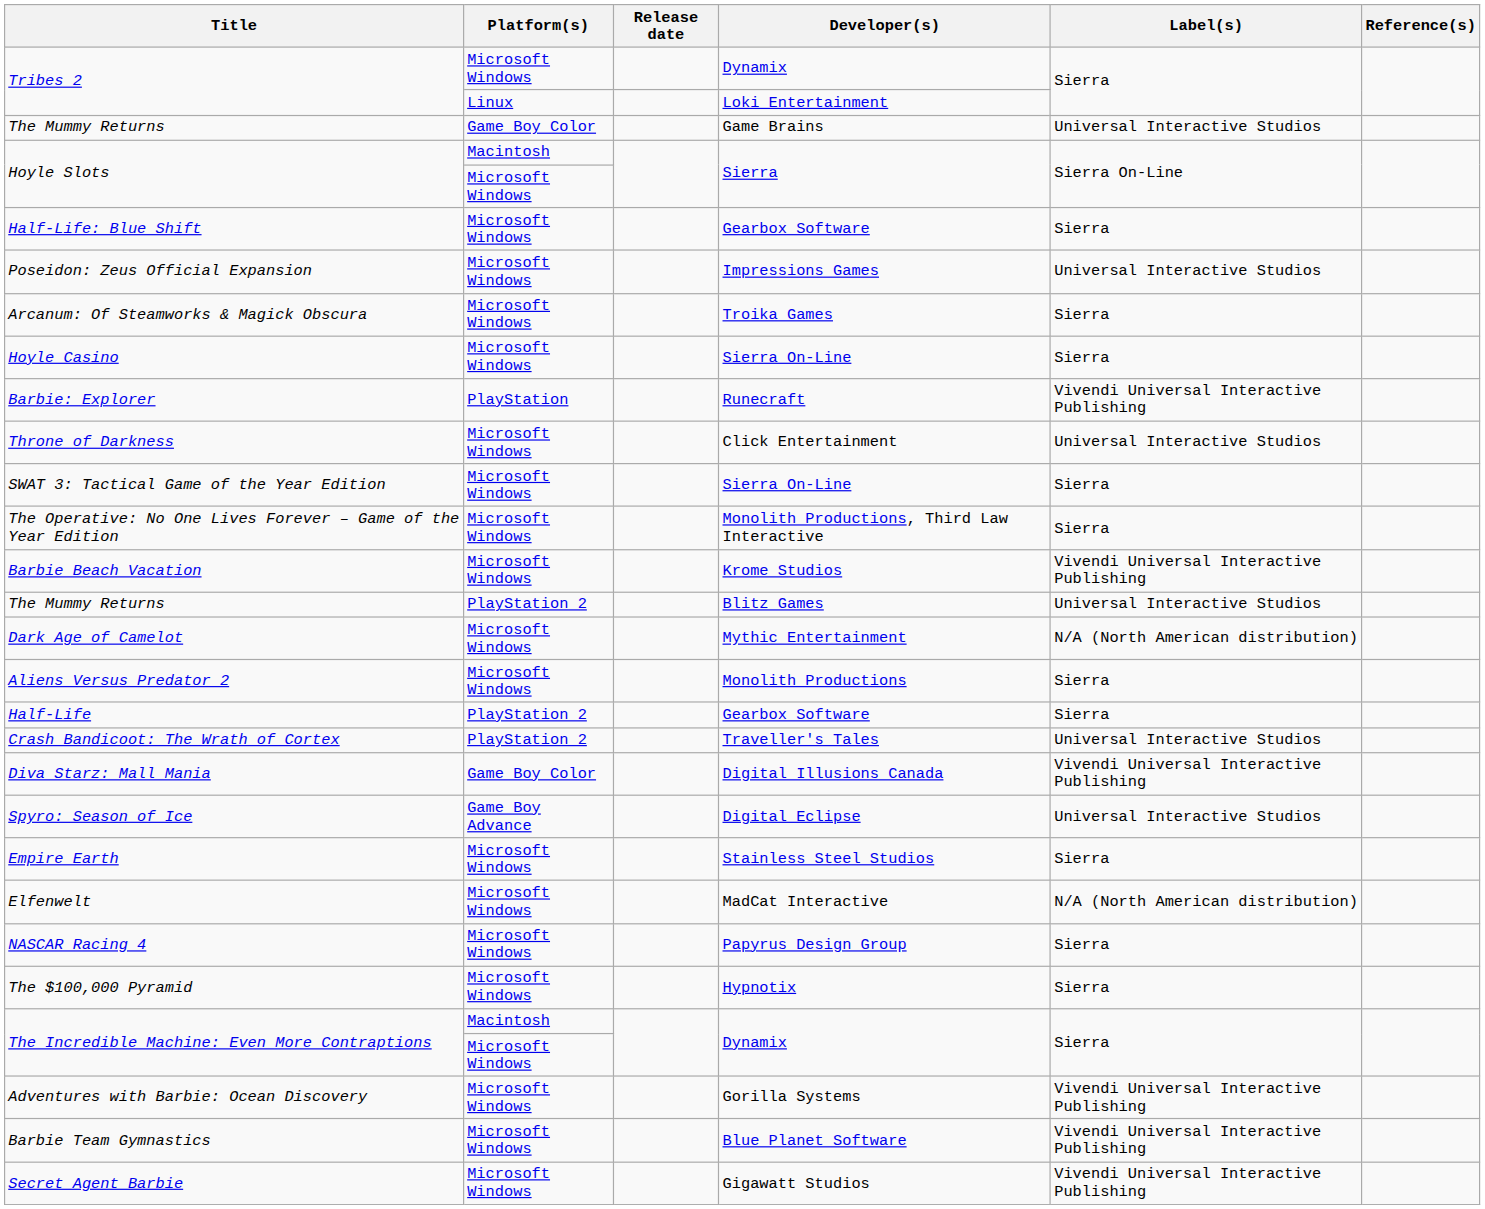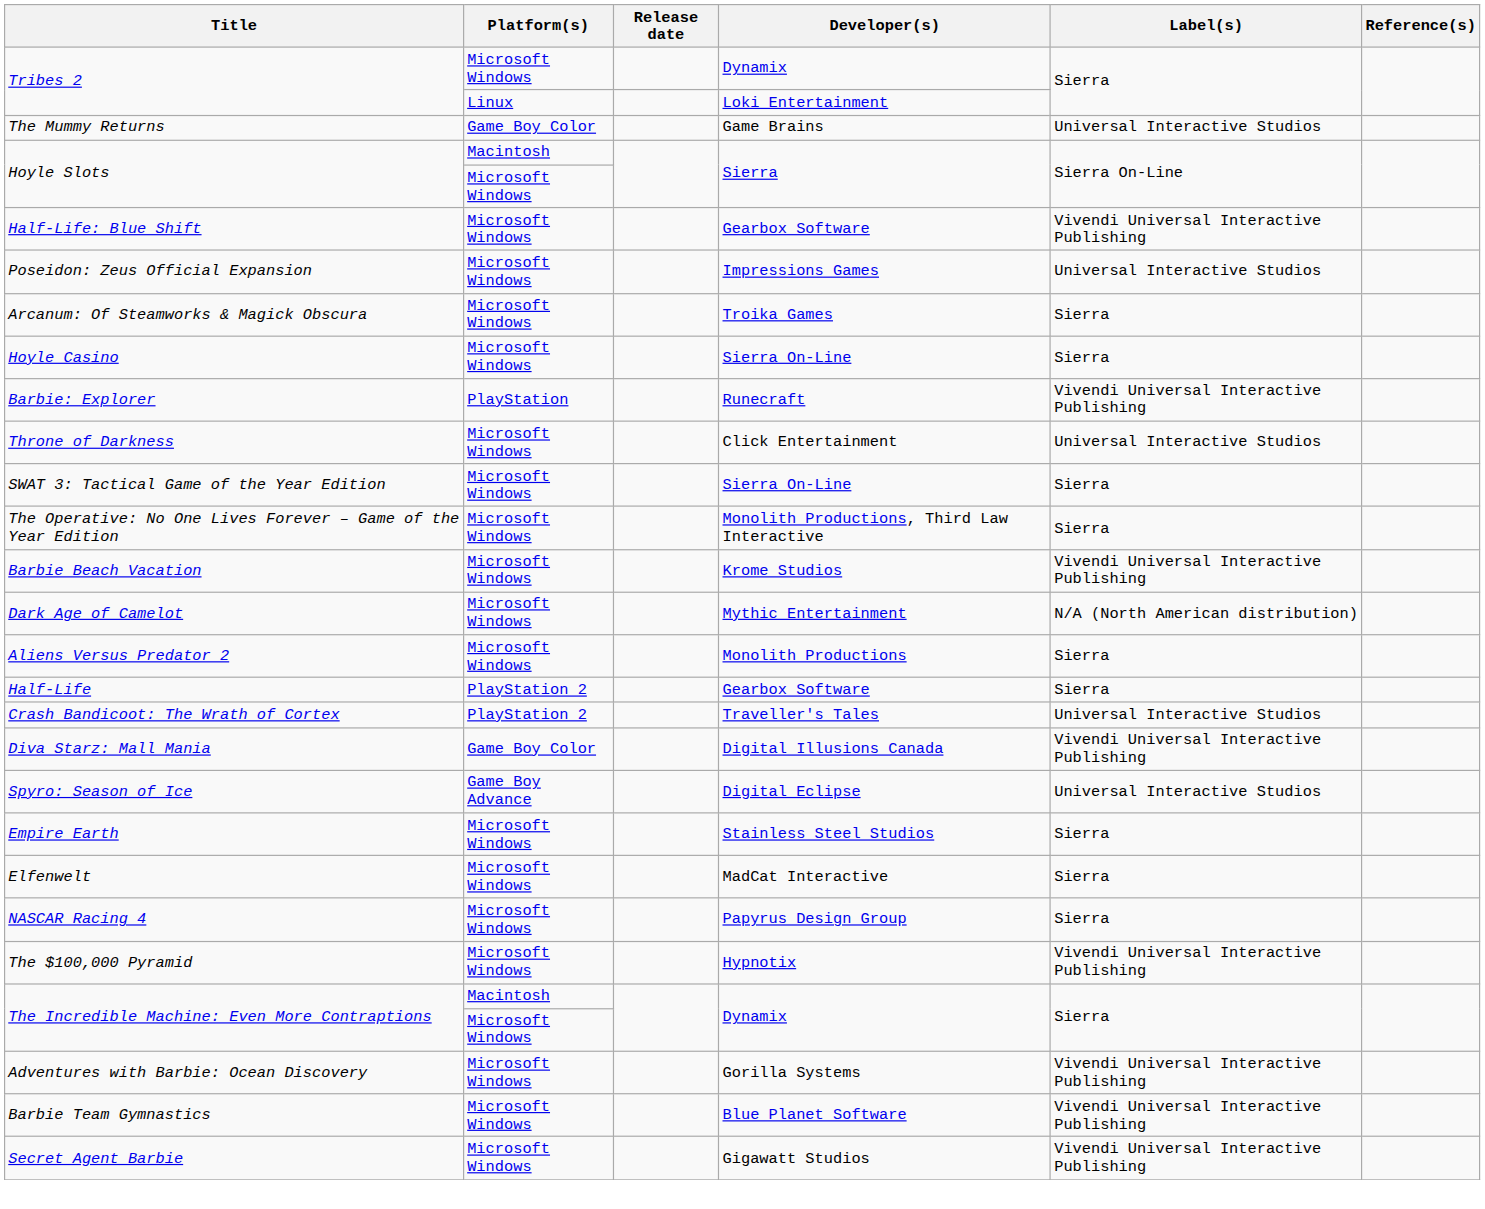(1082, 229) Sierra -> (1188, 229) Vivendi Universal Interactive Publishing
- row: (86, 605)
(1206, 902) N/A (North American distribution) -> (1082, 877) Sierra
(1082, 987) Sierra -> (1188, 962) Vivendi Universal Interactive Publishing
